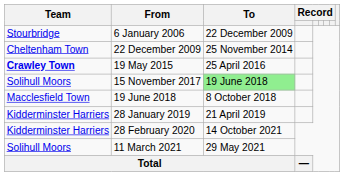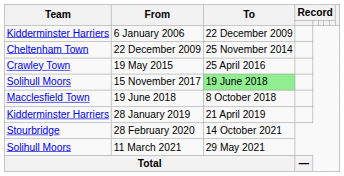(33, 33) Stourbridge -> (58, 33) Kidderminster Harriers
(41, 66) bold -> (38, 66) normal
(58, 131) Kidderminster Harriers -> (33, 131) Stourbridge
